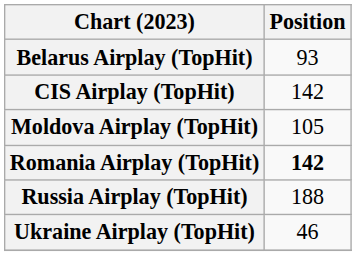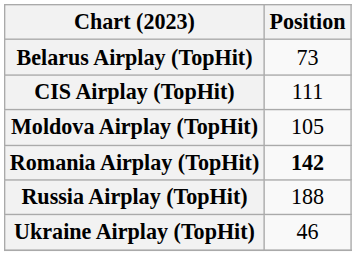(307, 57) 93 -> (307, 57) 73
(307, 92) 142 -> (307, 92) 111
